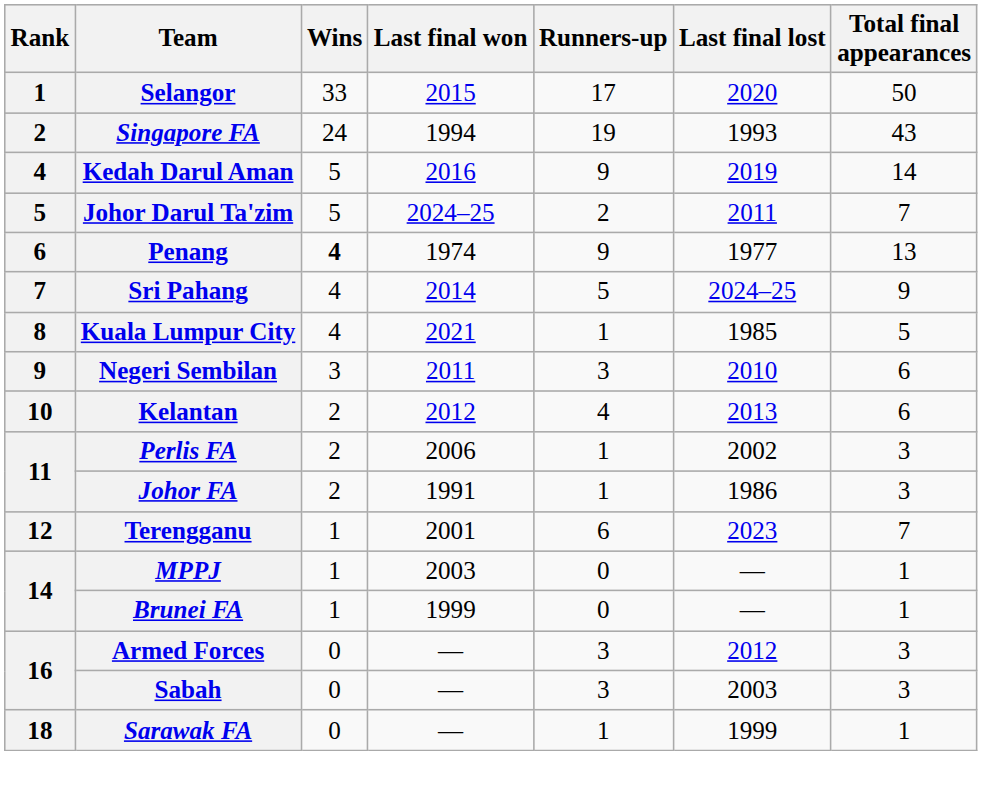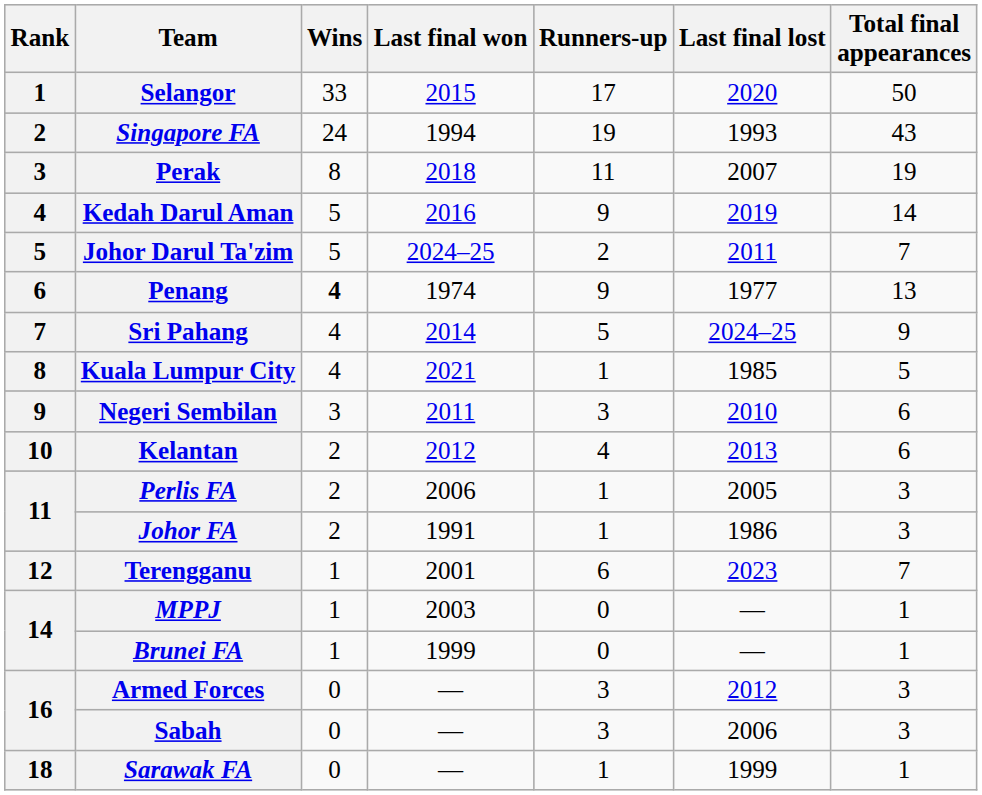+ row: (188, 172)
(752, 451) 2002 -> (752, 490) 2005
(752, 690) 2003 -> (752, 729) 2006
